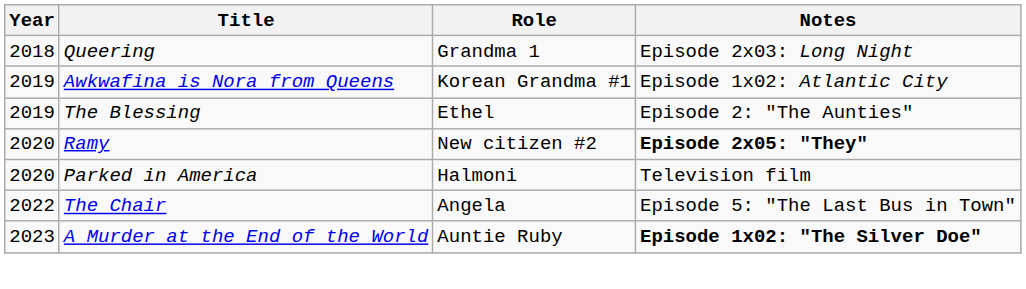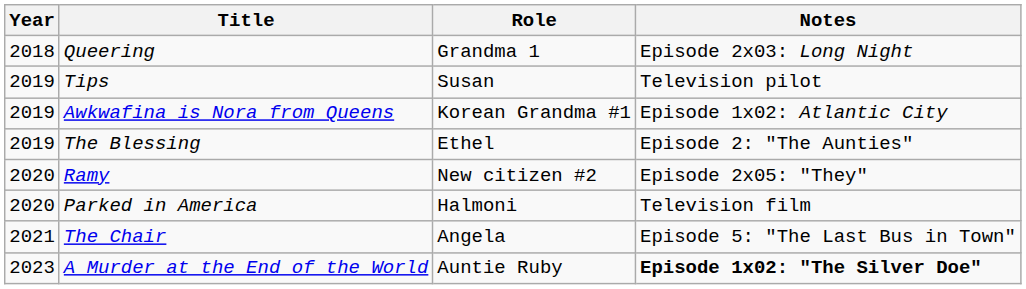+ row: (87, 82)
(754, 144) bold -> (754, 175) normal
(32, 206) 2022 -> (32, 237) 2021
